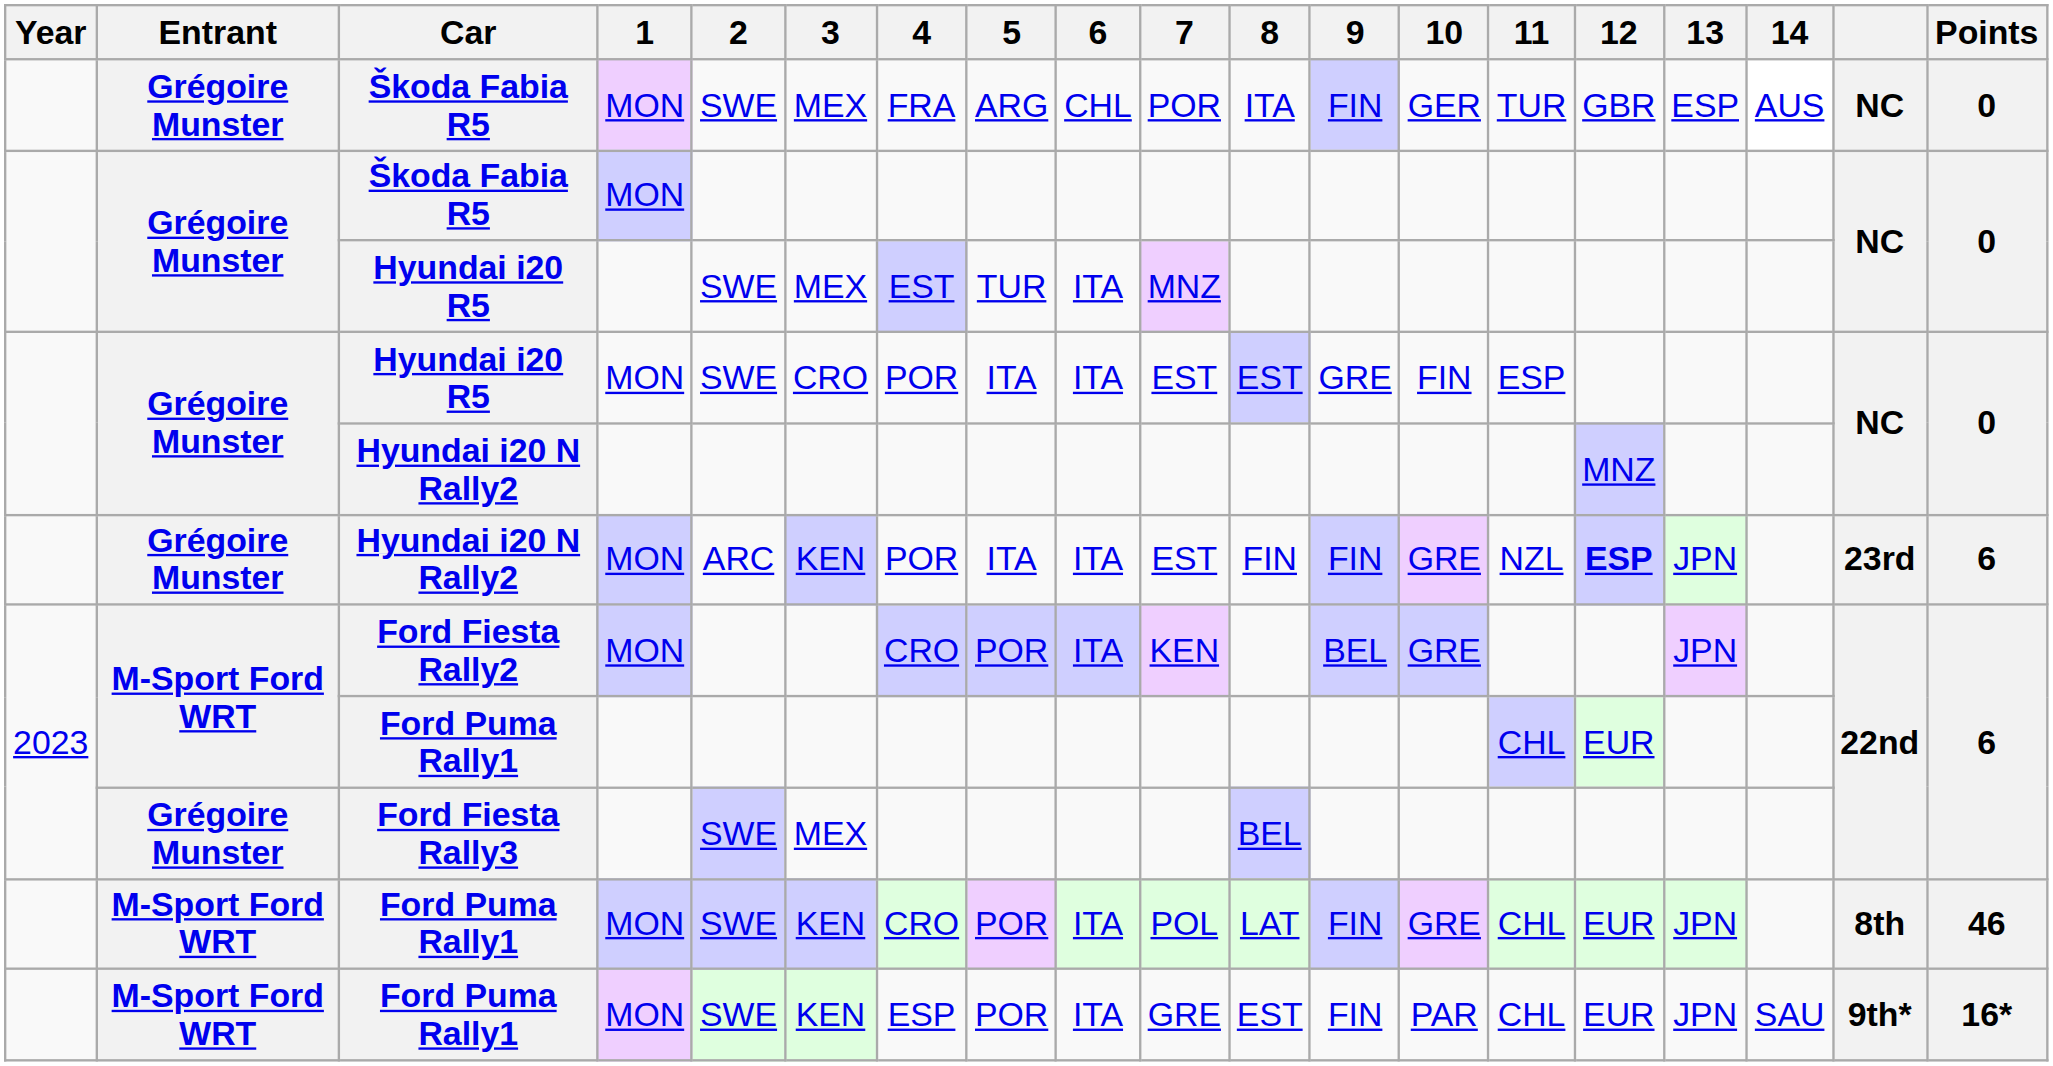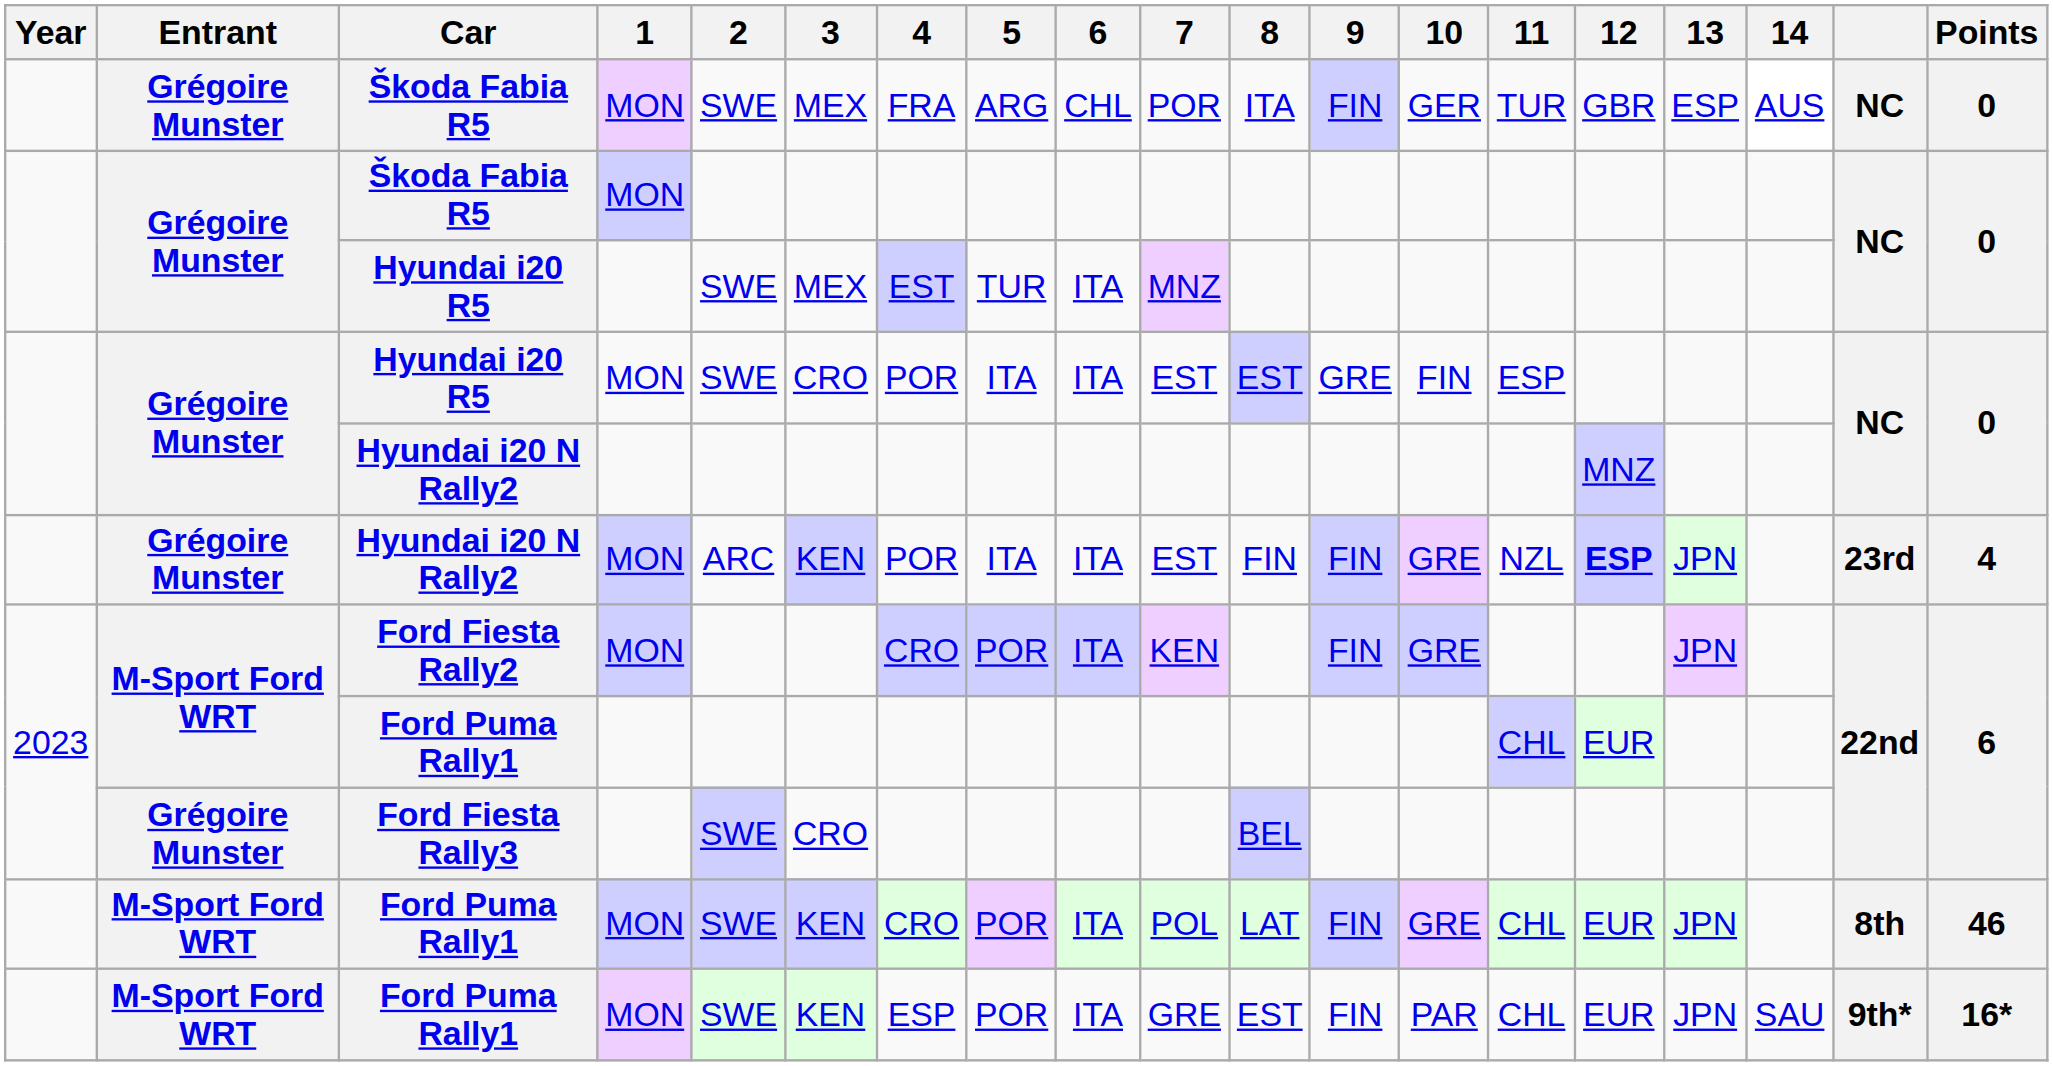(1987, 560) 6 -> (1987, 560) 4
(1355, 651) BEL -> (1355, 651) FIN
(831, 833) MEX -> (831, 833) CRO
